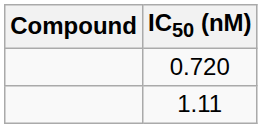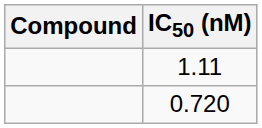rows swapped: (200, 66) <-> (200, 104)
